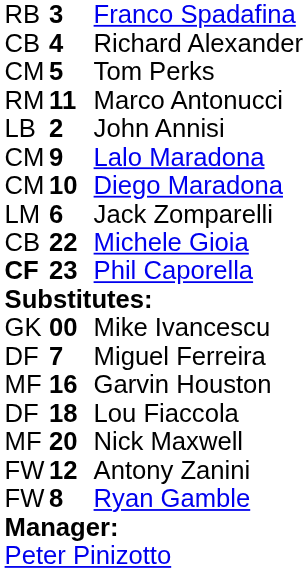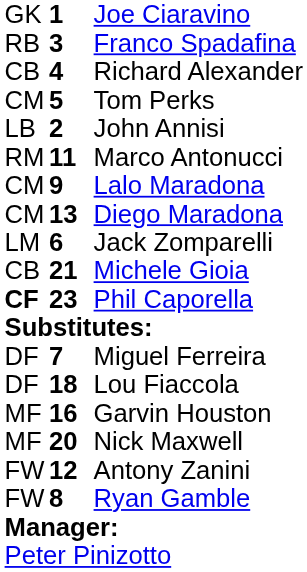+ row: (172, 14)
rows swapped: (159, 128) <-> (188, 100)
(63, 185) 10 -> (63, 214) 13
(63, 242) 22 -> (63, 271) 21
- row: (182, 328)
rows swapped: (166, 413) <-> (183, 384)
